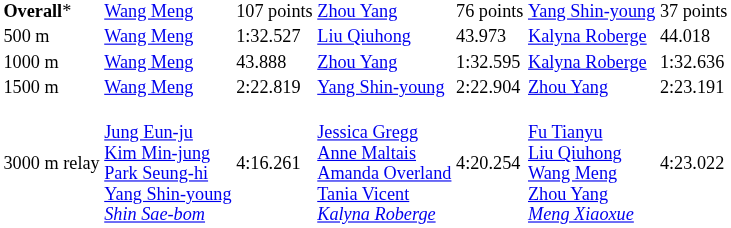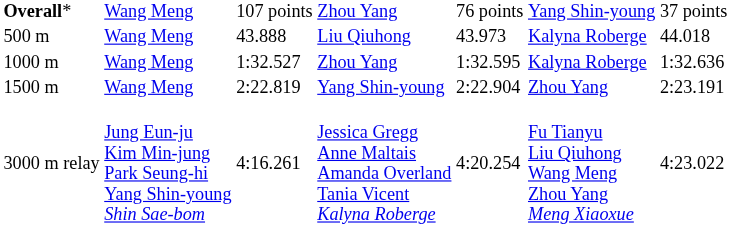(268, 36) 1:32.527 -> (261, 36) 43.888
(261, 61) 43.888 -> (268, 61) 1:32.527
